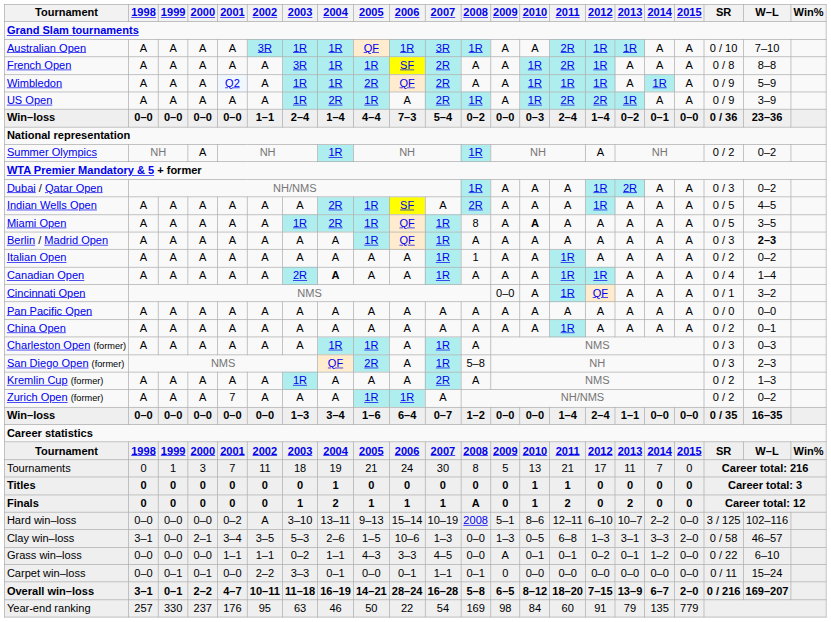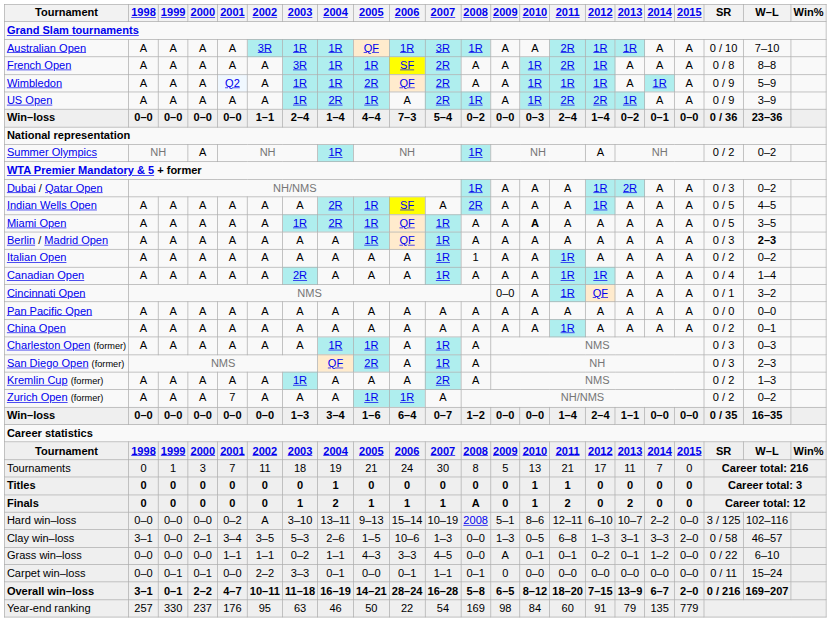(476, 223) 8 -> (476, 223) A
(336, 275) bold -> (336, 275) normal
(476, 363) 5–8 -> (476, 363) A
